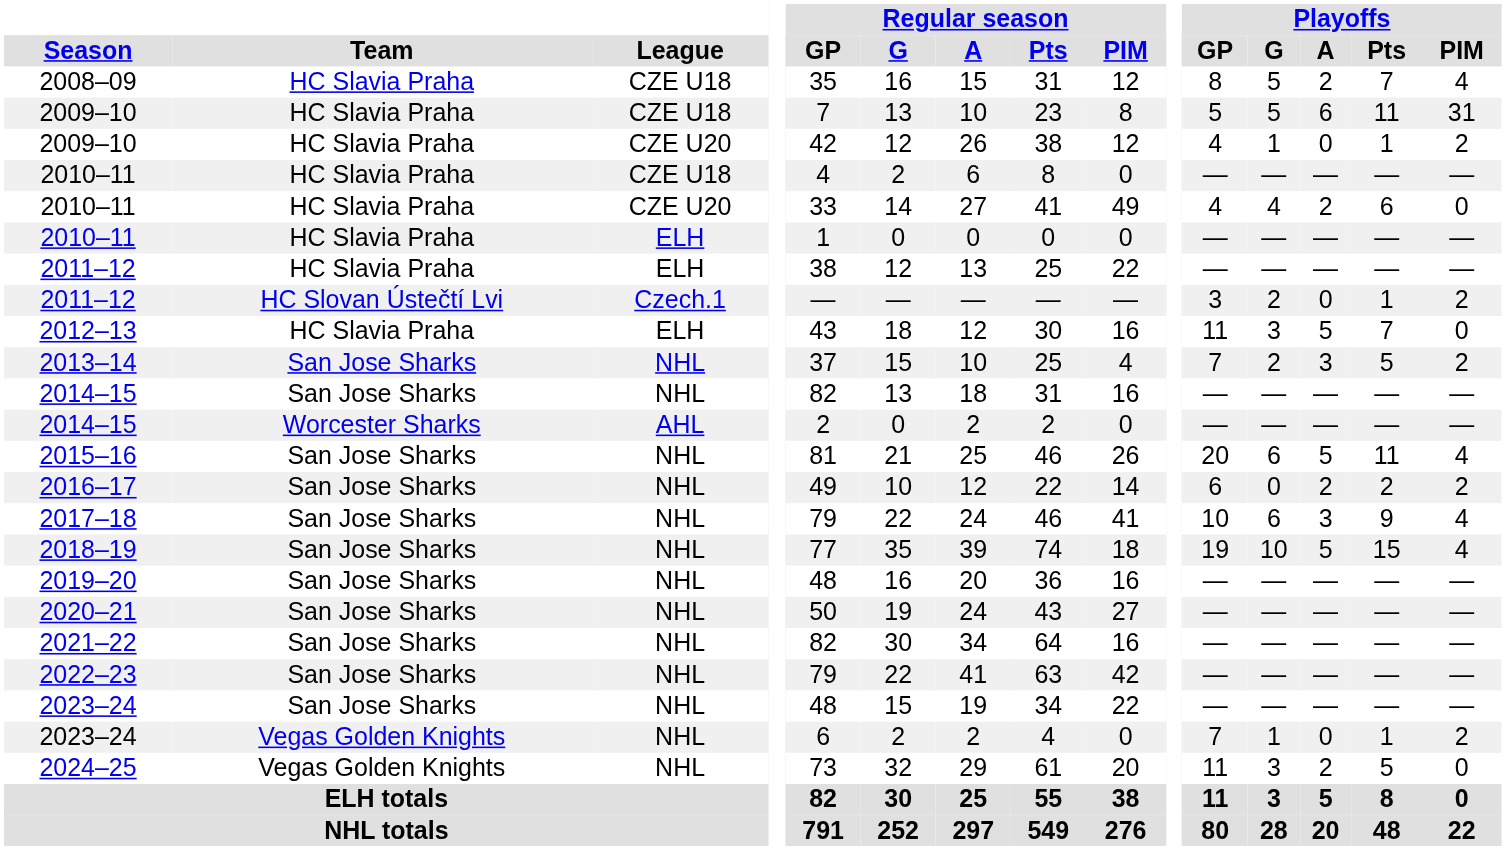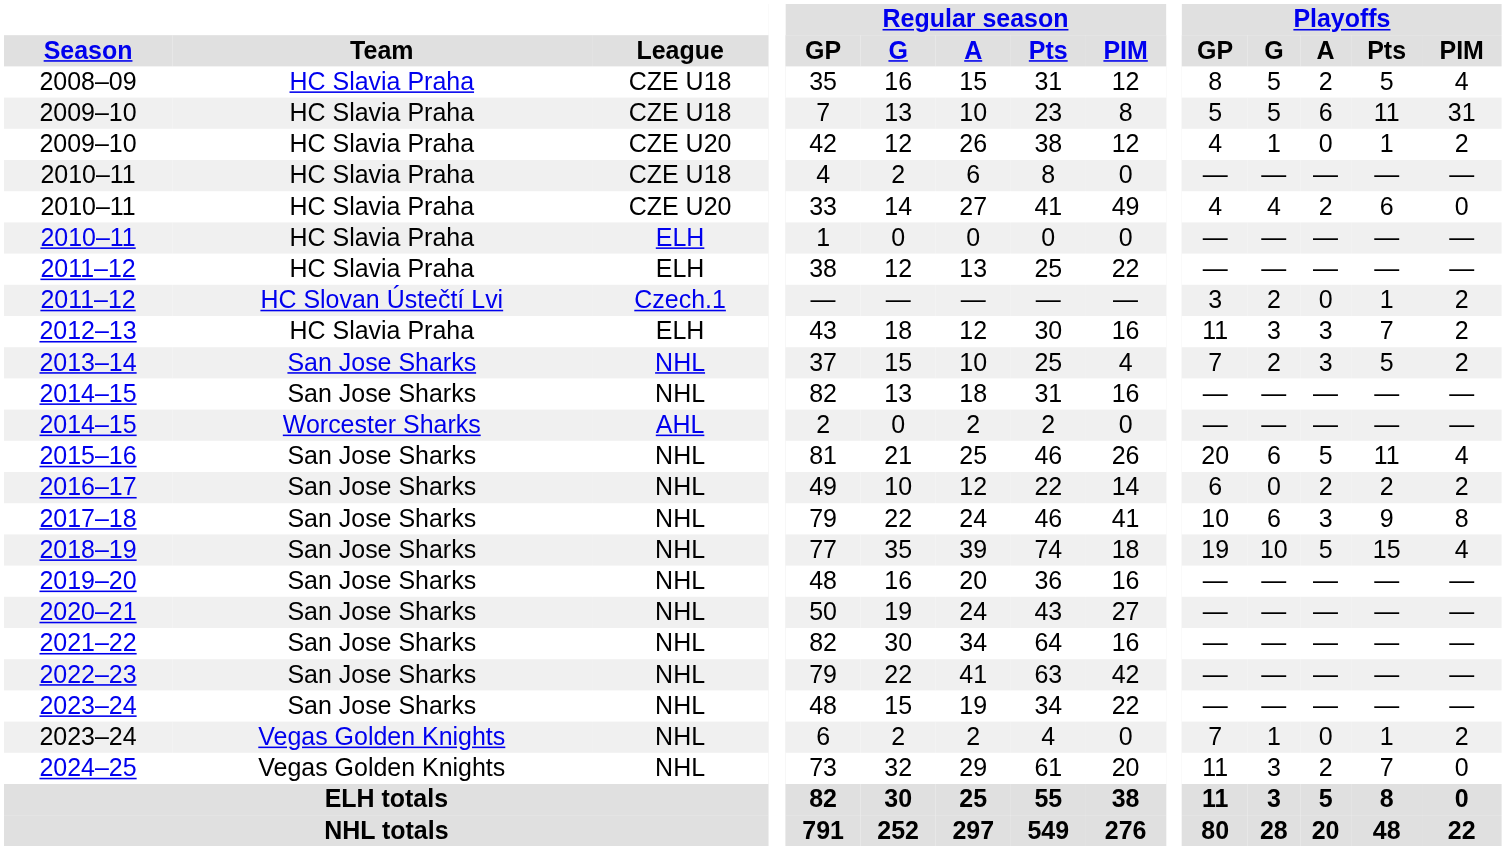(1387, 81) 7 -> (1387, 81) 5
(1326, 331) 5 -> (1326, 331) 3
(1462, 331) 0 -> (1462, 331) 2
(1462, 518) 4 -> (1462, 518) 8
(1387, 768) 5 -> (1387, 768) 7
